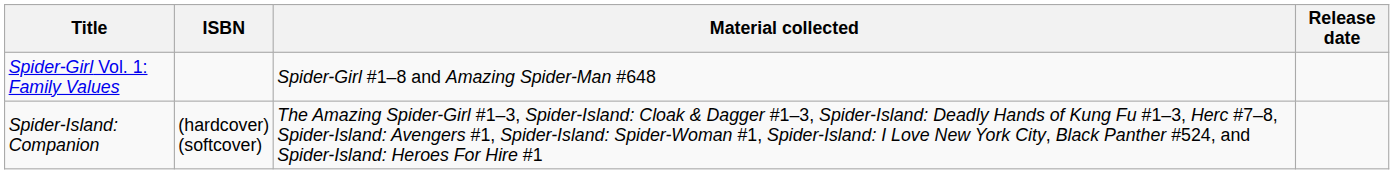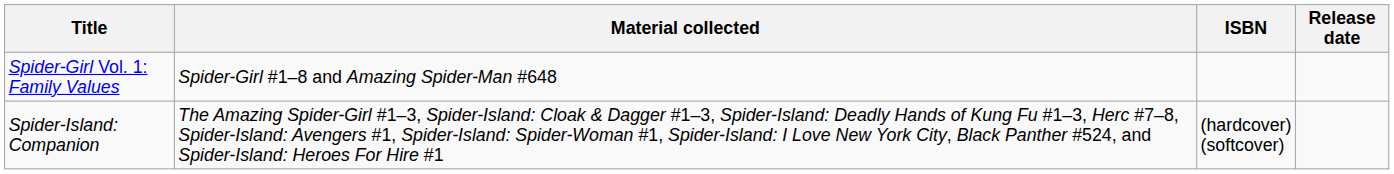columns swapped: (784, 28) <-> (224, 28)
